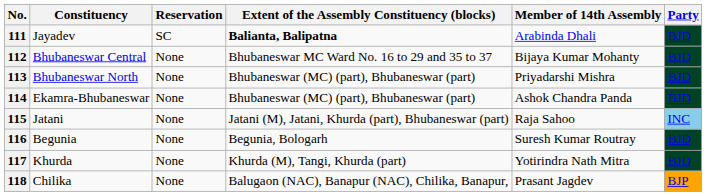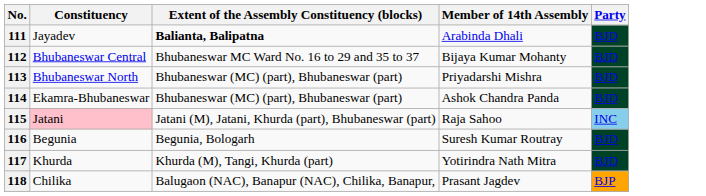- column: (189, 14)
(48, 118) no background -> (48, 118) pink background
